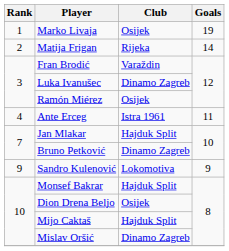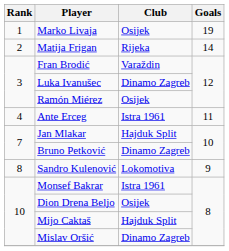(20, 168) 9 -> (20, 168) 8
(149, 185) Hajduk Split -> (143, 185) Istra 1961
